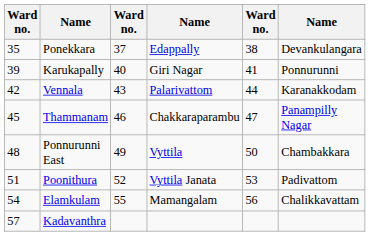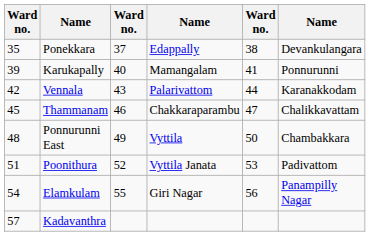(176, 70) Giri Nagar -> (183, 70) Mamangalam
(309, 117) Panampilly Nagar -> (320, 110) Chalikkavattam
(183, 200) Mamangalam -> (176, 193) Giri Nagar
(320, 200) Chalikkavattam -> (309, 193) Panampilly Nagar
